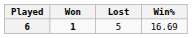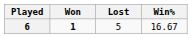(164, 26) 16.69 -> (164, 26) 16.67
